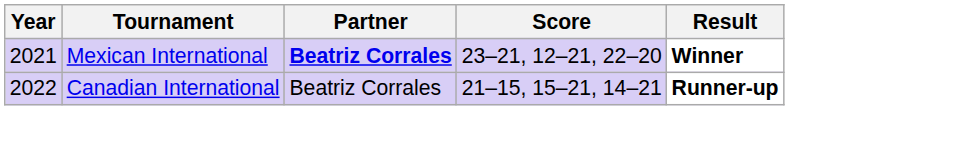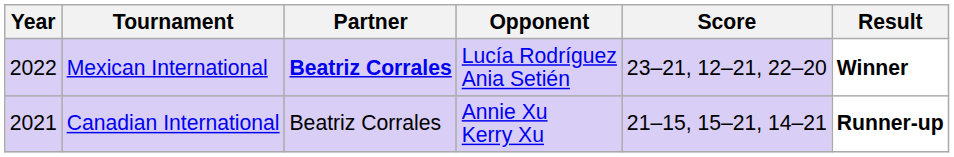+ column: (539, 22)
(33, 55) 2021 -> (33, 67) 2022
(33, 89) 2022 -> (33, 124) 2021
